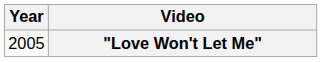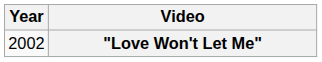(26, 43) 2005 -> (26, 43) 2002
